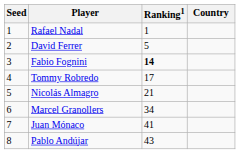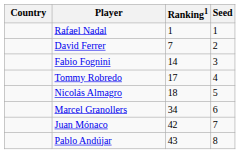columns swapped: (211, 13) <-> (17, 13)
(147, 46) 5 -> (170, 46) 7
(149, 62) bold -> (173, 62) normal
(149, 93) 21 -> (173, 93) 18
(149, 125) 41 -> (173, 125) 42
